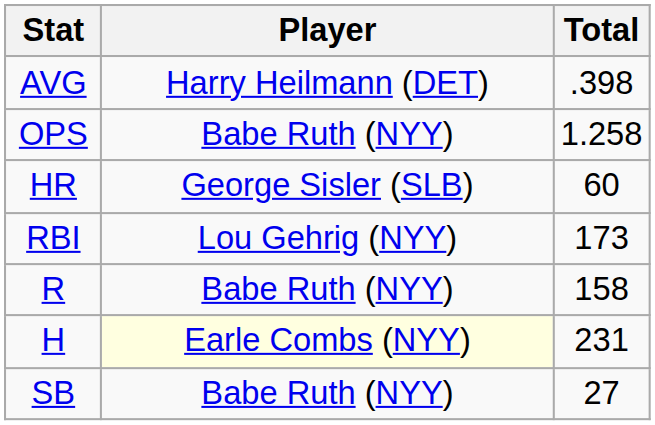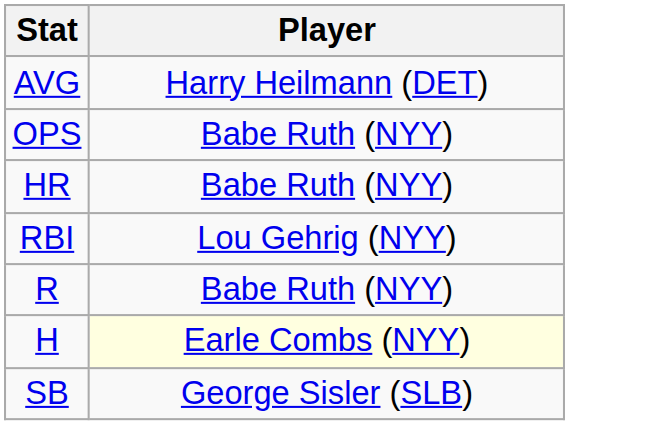- column: (602, 30)
(327, 185) George Sisler (SLB) -> (327, 185) Babe Ruth (NYY)
(327, 392) Babe Ruth (NYY) -> (327, 392) George Sisler (SLB)
